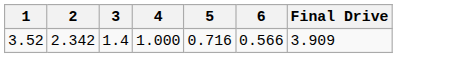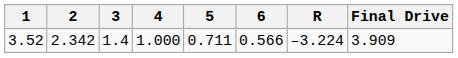+ column: (317, 17)
(210, 41) 0.716 -> (210, 41) 0.711
